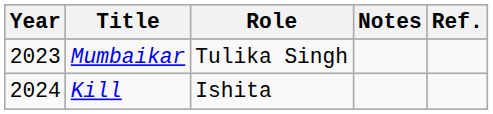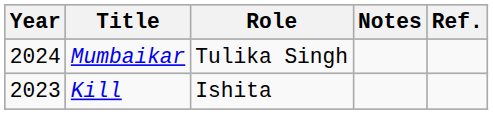(35, 57) 2023 -> (35, 57) 2024
(35, 91) 2024 -> (35, 91) 2023
